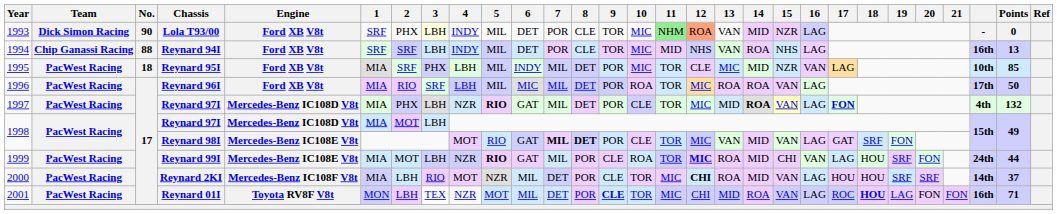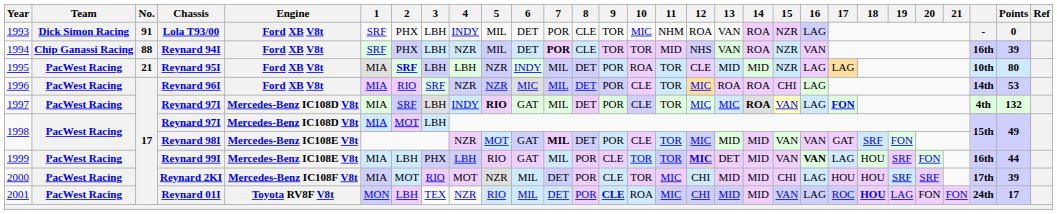(147, 31) 90 -> (147, 31) 91
(435, 31) lightyellow background -> (435, 31) no background
(671, 31) lightgreen background -> (671, 31) no background
(701, 31) lightsalmon background -> (701, 31) no background
(758, 31) MID -> (758, 31) ROA
(407, 49) SRF -> (407, 49) PHX
(465, 49) INDY -> (465, 49) NZR
(558, 49) normal -> (558, 49) bold
(641, 49) MIC -> (641, 49) TOR
(787, 49) NHS -> (787, 49) NZR
(815, 49) LAG -> (815, 49) VAN
(1014, 49) 13 -> (1014, 49) 39
(147, 67) 18 -> (147, 67) 21
(407, 67) normal -> (407, 67) bold
(435, 67) PHX -> (435, 67) LBH
(496, 67) MIL -> (497, 67) NZR
(641, 67) MIC -> (641, 67) ROA
(729, 67) MIC -> (729, 67) MID
(815, 67) VAN -> (815, 67) LAG
(1014, 67) 85 -> (1014, 67) 80
(465, 85) LBH -> (465, 85) NZR
(496, 85) MIL -> (497, 85) NZR
(641, 85) ROA -> (641, 85) CLE
(787, 85) VAN -> (787, 85) CHI
(983, 85) 17th -> (983, 85) 14th
(1014, 85) 50 -> (1014, 85) 53
(407, 104) PHX -> (407, 104) SRF
(465, 104) NZR -> (465, 104) INDY
(729, 104) MID -> (729, 104) MIC
(465, 140) MOT -> (465, 140) NZR
(496, 140) RIO -> (497, 140) MOT
(585, 140) bold -> (586, 140) normal
(729, 140) VAN -> (729, 140) MID
(815, 140) LAG -> (815, 140) VAN
(407, 158) MOT -> (407, 158) LBH
(435, 158) LBH -> (435, 158) PHX
(465, 158) NZR -> (465, 158) LBH
(497, 158) bold -> (496, 158) normal
(641, 158) ROA -> (641, 158) TOR
(729, 158) ROA -> (729, 158) DET
(787, 158) CHI -> (787, 158) VAN
(815, 158) normal -> (815, 158) bold
(983, 158) 24th -> (983, 158) 16th
(407, 176) LBH -> (407, 176) MOT
(701, 176) bold -> (701, 176) normal
(729, 176) ROA -> (729, 176) MID
(787, 176) VAN -> (787, 176) CHI
(983, 176) 14th -> (983, 176) 17th
(1014, 176) 37 -> (1014, 176) 39
(497, 194) MOT -> (496, 194) RIO
(641, 194) TOR -> (641, 194) ROA
(758, 194) ROA -> (758, 194) MID
(983, 194) 16th -> (983, 194) 24th
(1014, 194) 71 -> (1014, 194) 17
